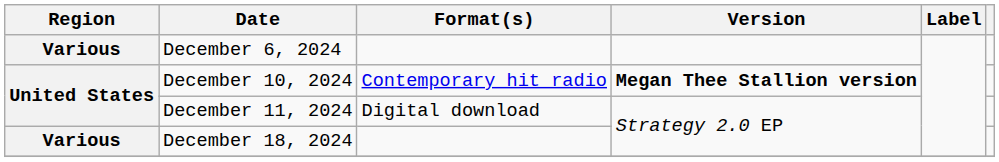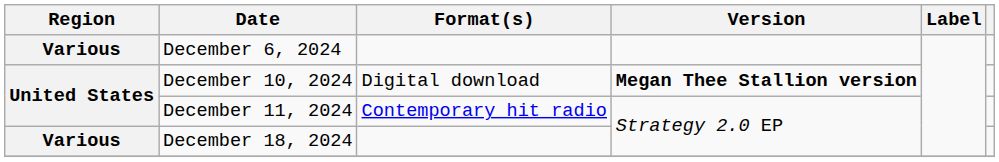(484, 80) Contemporary hit radio -> (451, 80) Digital download
(451, 111) Digital download -> (484, 111) Contemporary hit radio
